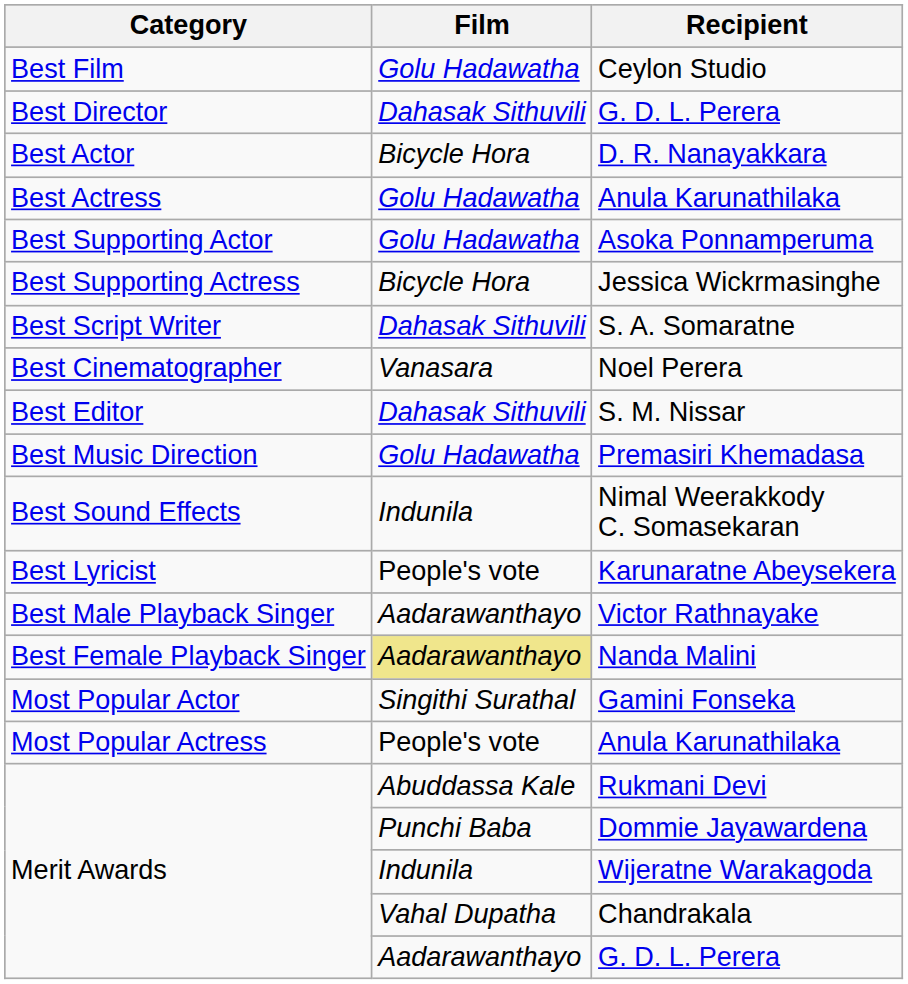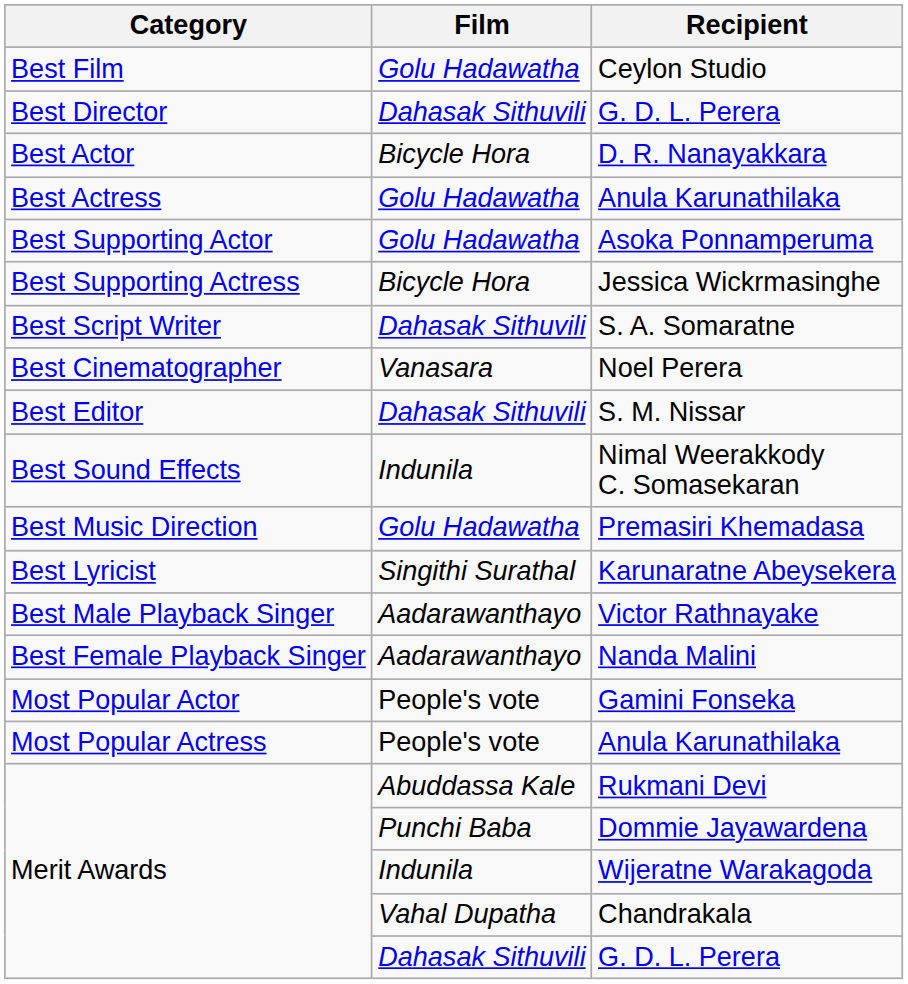rows swapped: (126, 512) <-> (134, 454)
(459, 570) People's vote -> (477, 570) Singithi Surathal
(480, 656) khaki background -> (480, 656) no background
(477, 699) Singithi Surathal -> (459, 699) People's vote
(480, 956) Aadarawanthayo -> (482, 956) Dahasak Sithuvili
